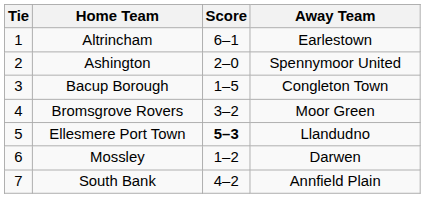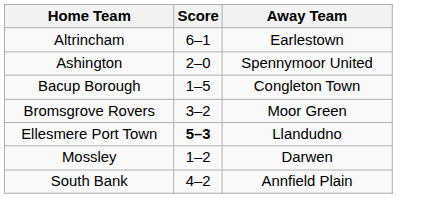- column: (19, 16)
